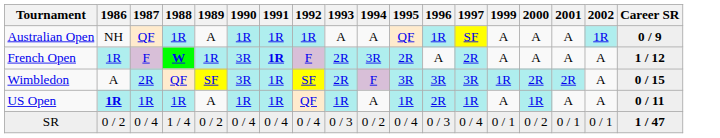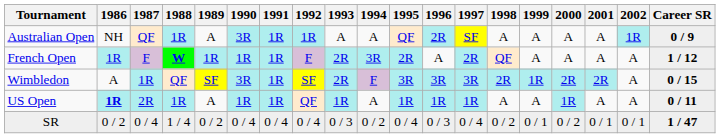+ column: (503, 14)
(244, 36) 1R -> (244, 36) 3R
(438, 36) 1R -> (438, 36) 2R
(244, 57) 3R -> (244, 57) 1R
(276, 57) bold -> (276, 57) normal
(146, 78) 2R -> (146, 78) 1R
(146, 100) 1R -> (146, 100) 2R
(438, 100) 2R -> (438, 100) 1R
